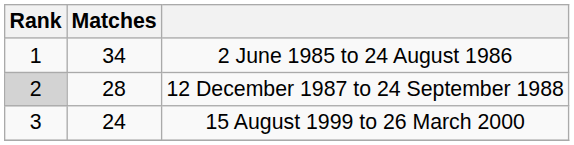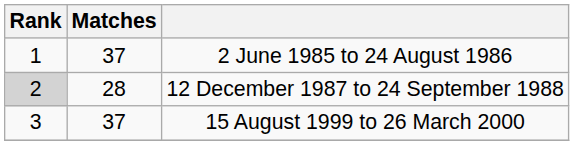(114, 55) 34 -> (114, 55) 37
(114, 122) 24 -> (114, 122) 37
